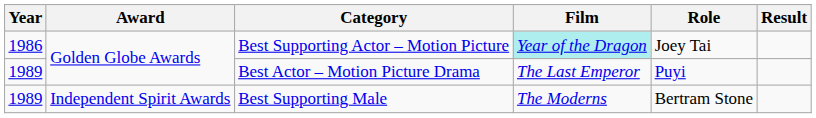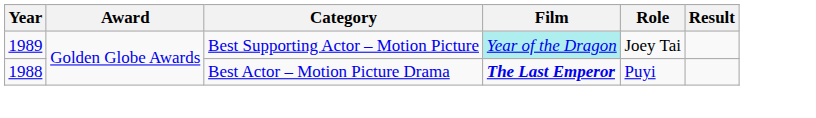(25, 44) 1986 -> (25, 44) 1989
(25, 71) 1989 -> (25, 71) 1988
(578, 71) normal -> (551, 71) bold
- row: (313, 98)
